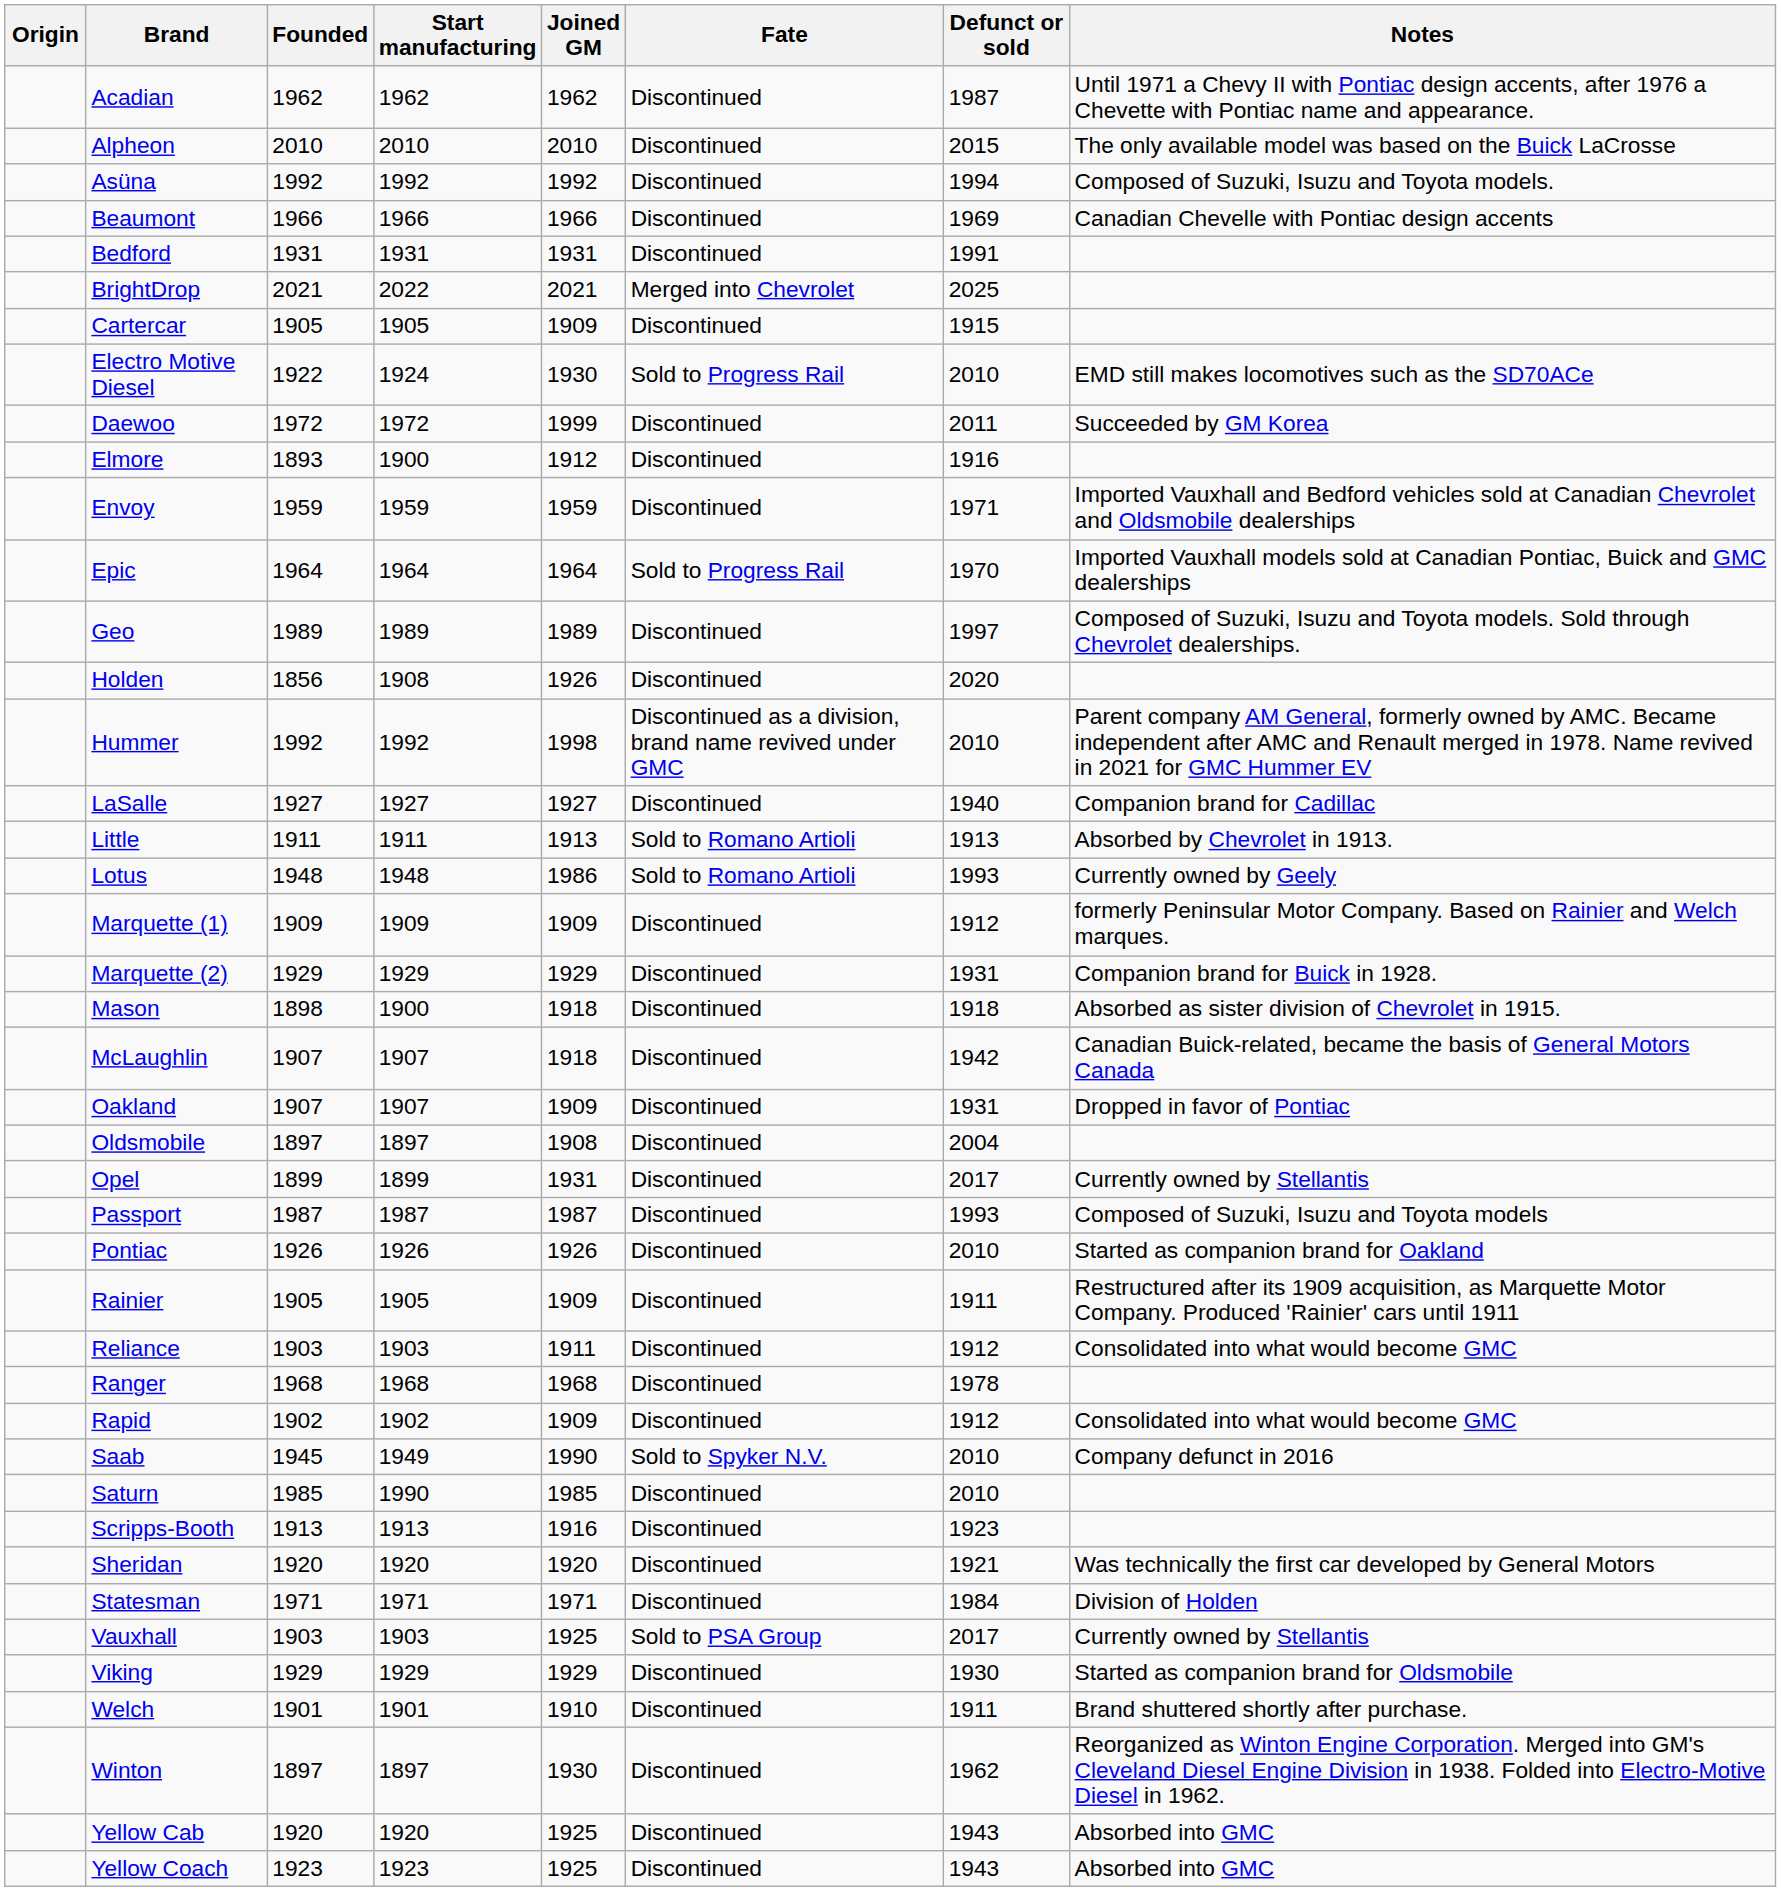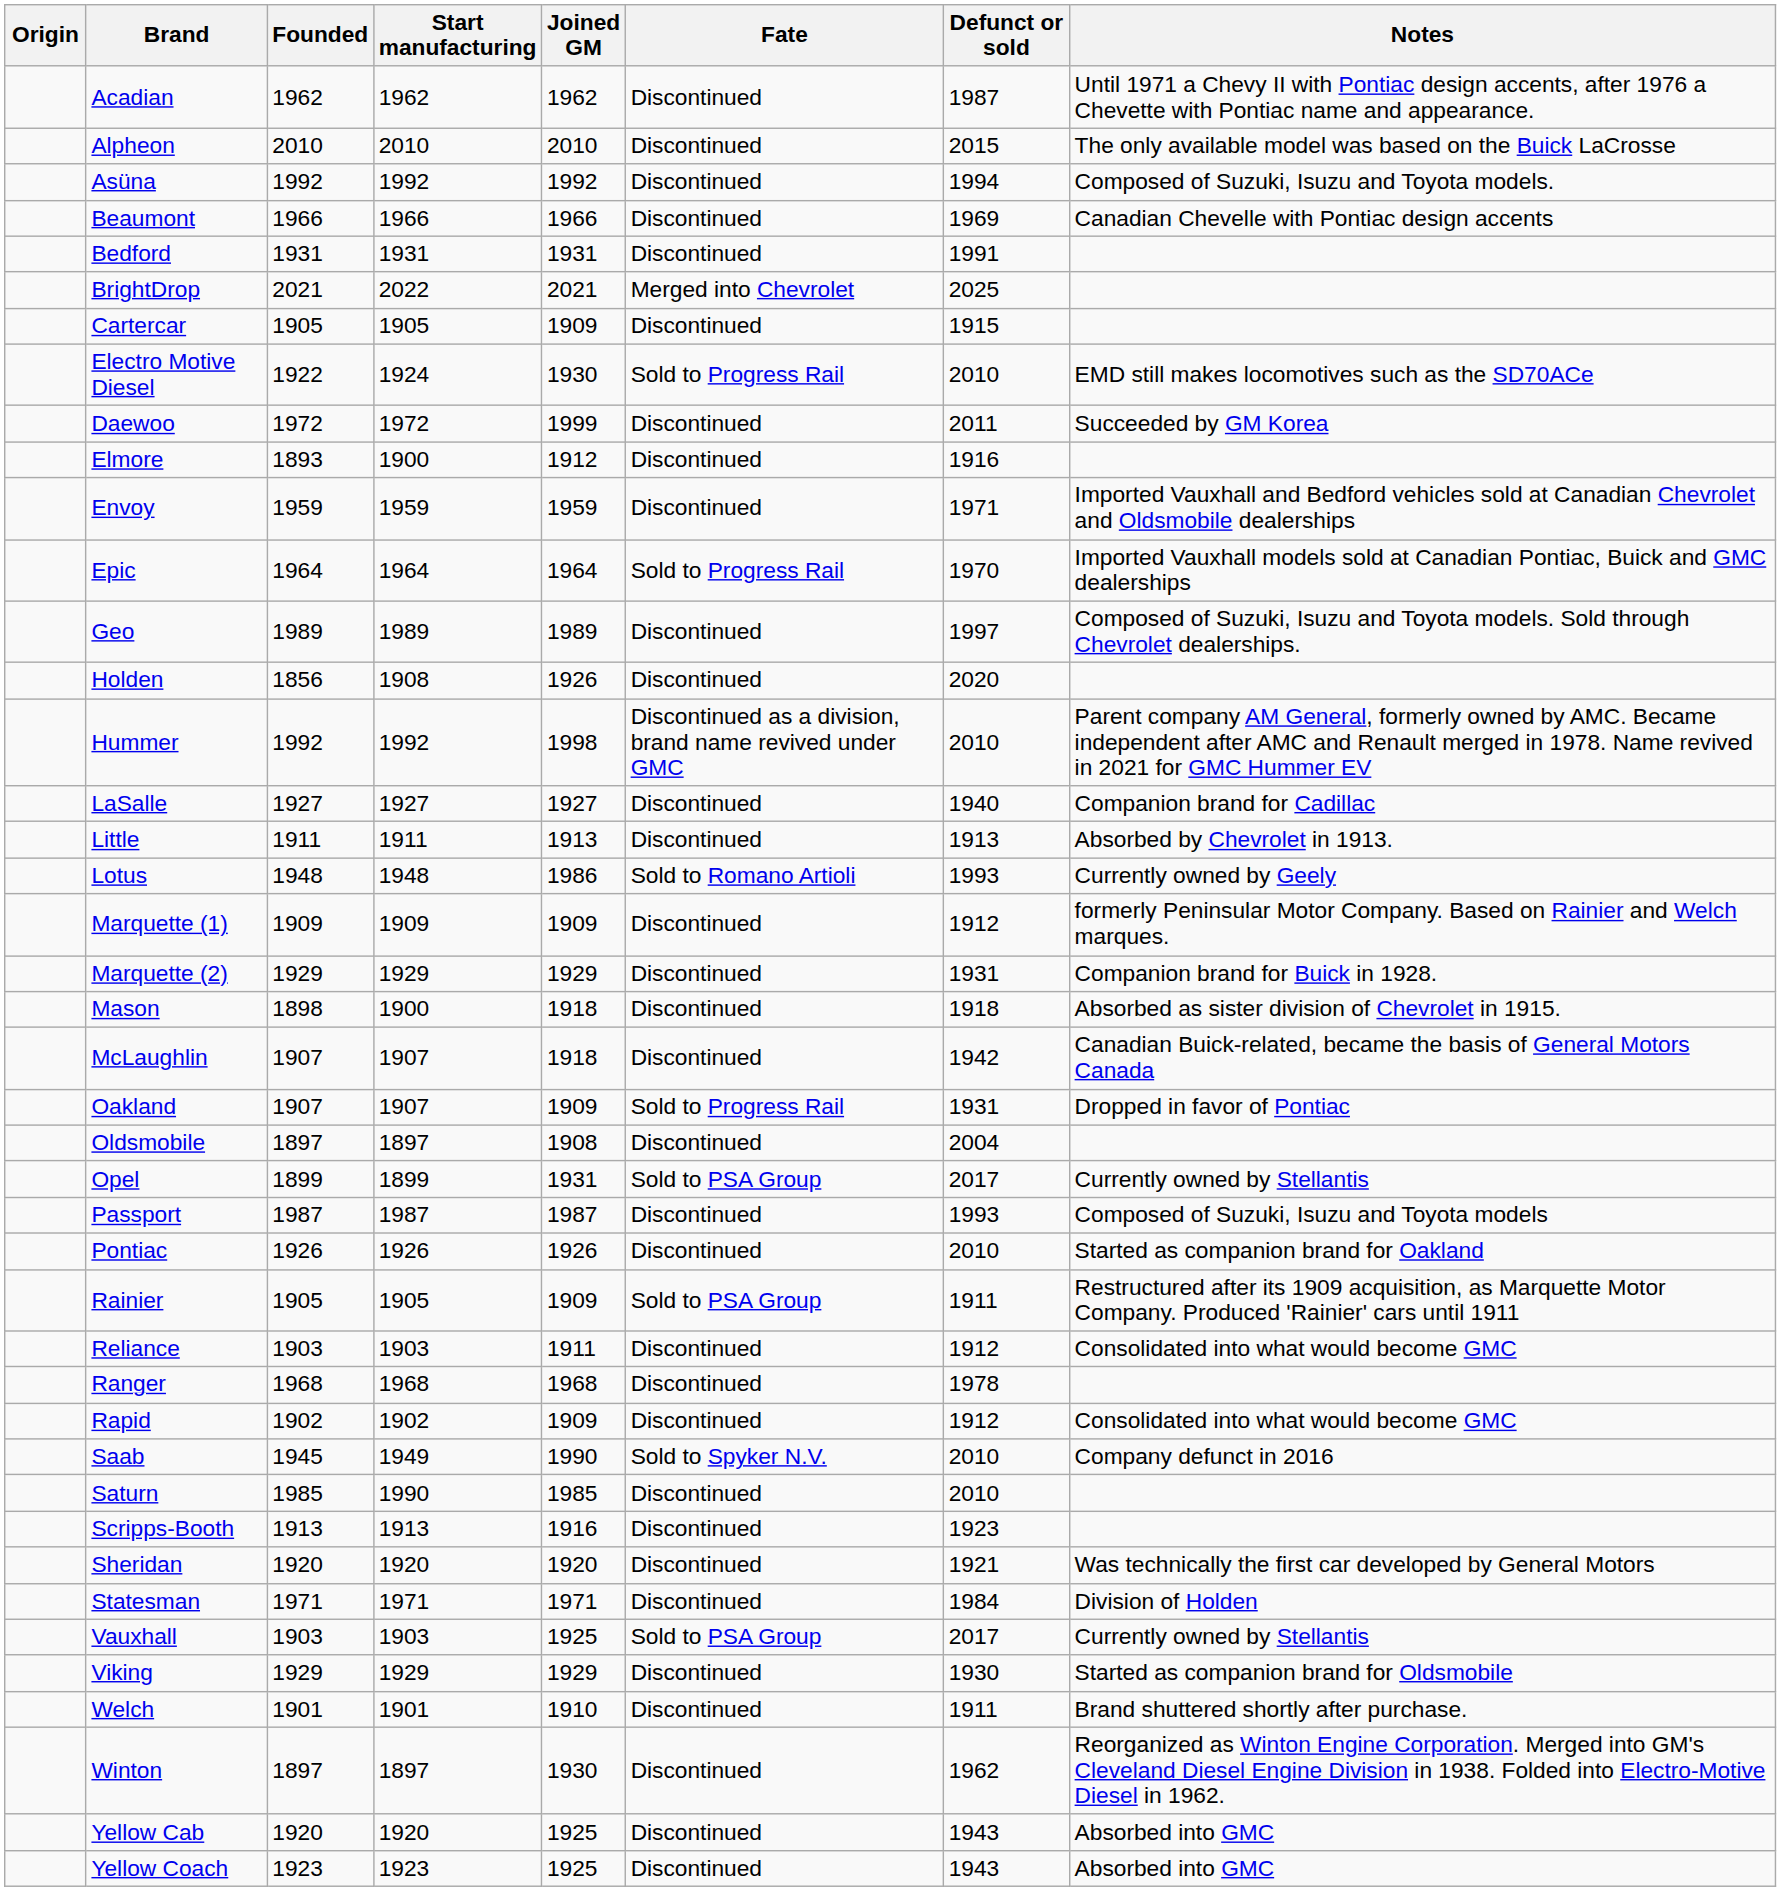(743, 839) Sold to Romano Artioli -> (696, 839) Discontinued
(696, 1106) Discontinued -> (737, 1106) Sold to Progress Rail
(696, 1178) Discontinued -> (726, 1178) Sold to PSA Group
(696, 1299) Discontinued -> (726, 1299) Sold to PSA Group
